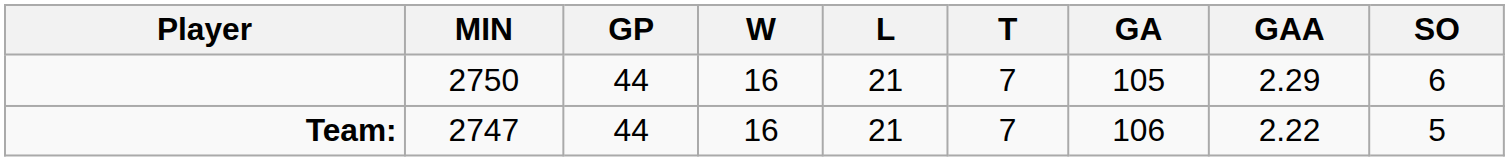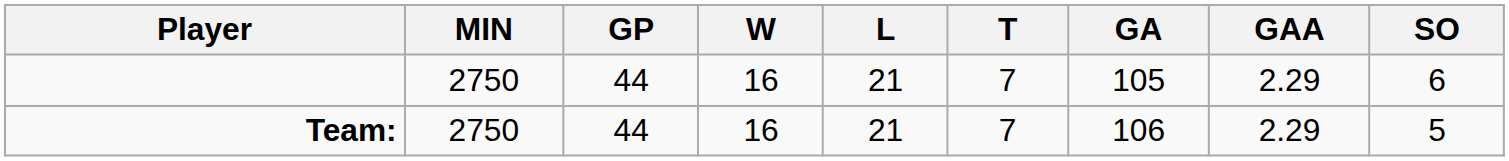(484, 130) 2747 -> (484, 130) 2750
(1289, 130) 2.22 -> (1289, 130) 2.29
